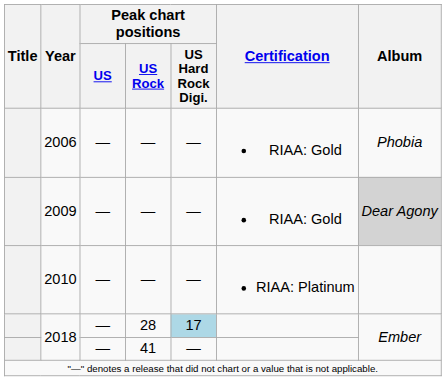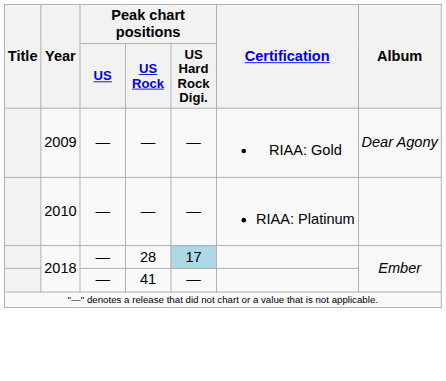- row: (60, 142)
(400, 211) lightgrey background -> (400, 142) no background
